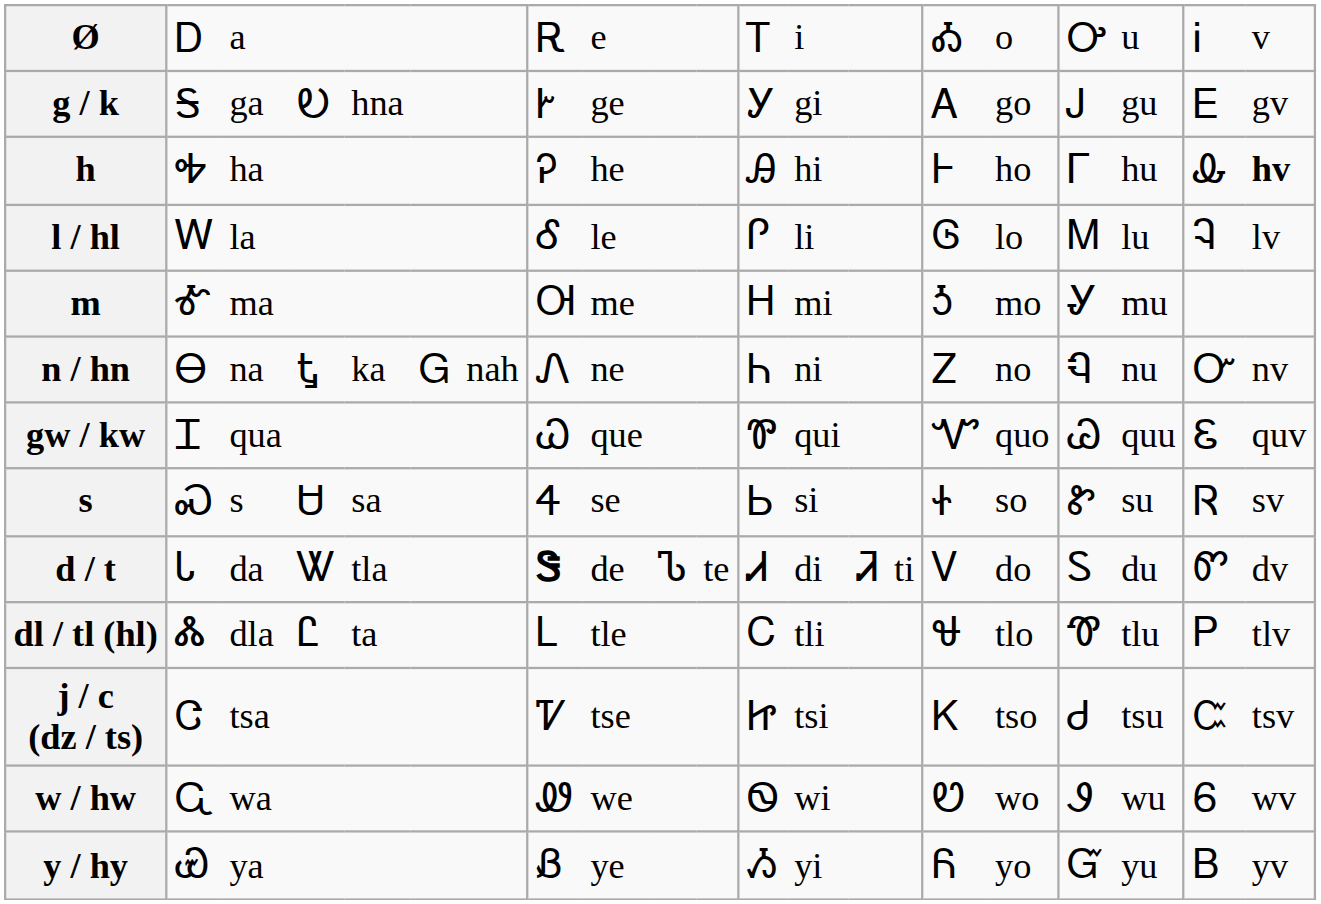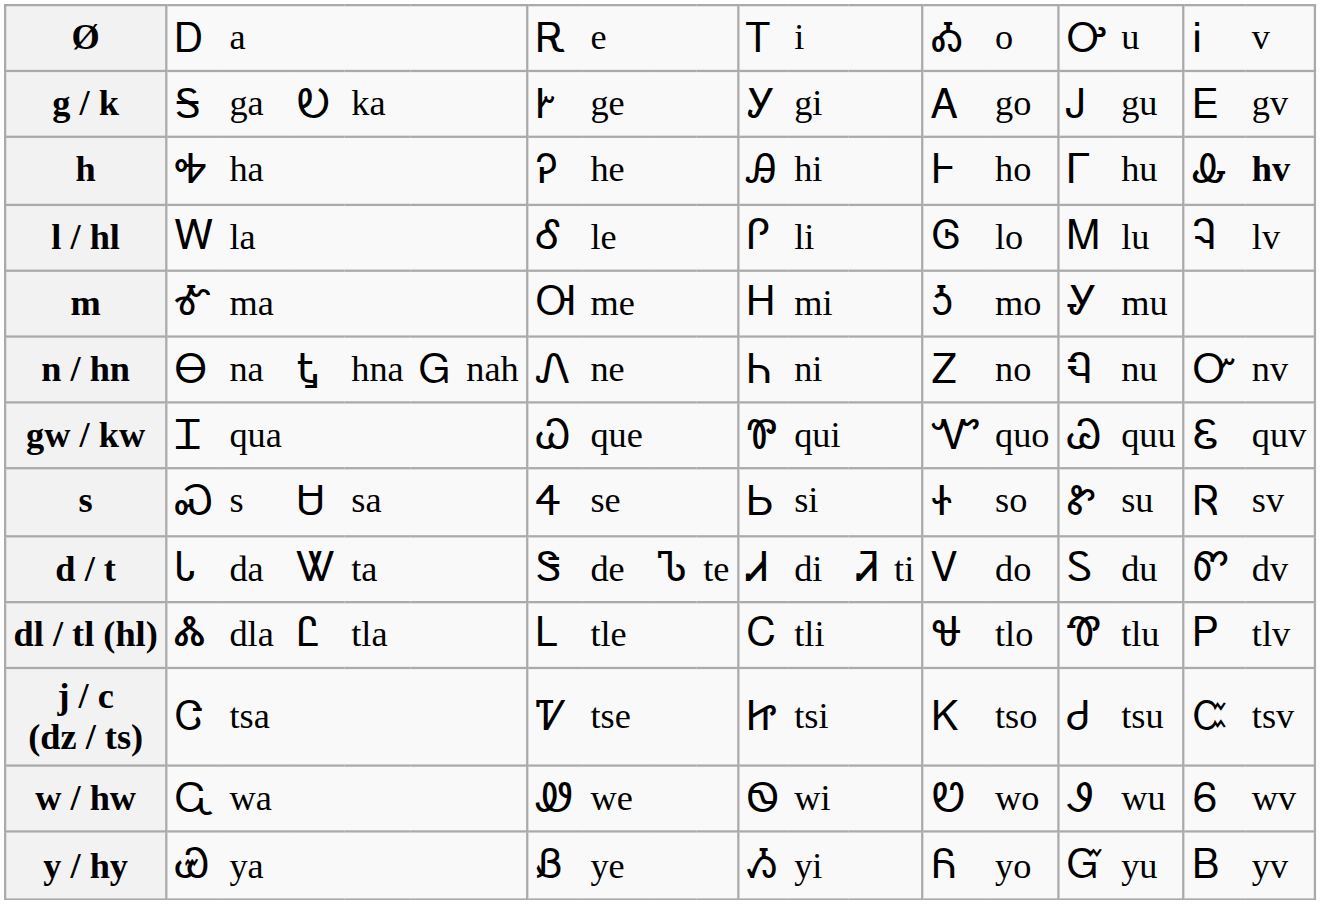(378, 103) hna -> (368, 103) ka
(368, 368) ka -> (378, 368) hna
(369, 567) tla -> (364, 567) ta
(549, 567) bold -> (549, 567) normal
(364, 633) ta -> (369, 633) tla
